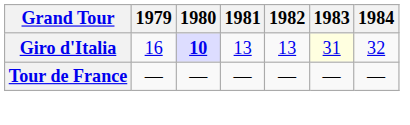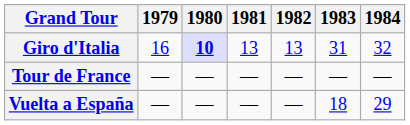(332, 47) lightyellow background -> (338, 47) no background
+ row: (71, 104)
